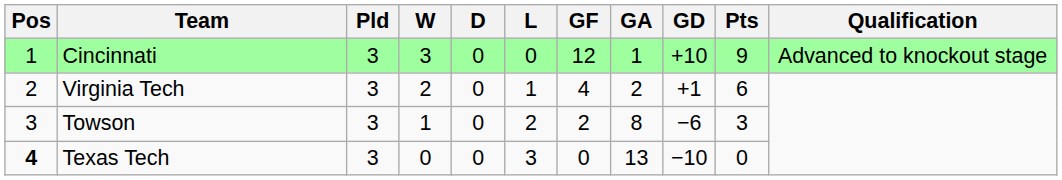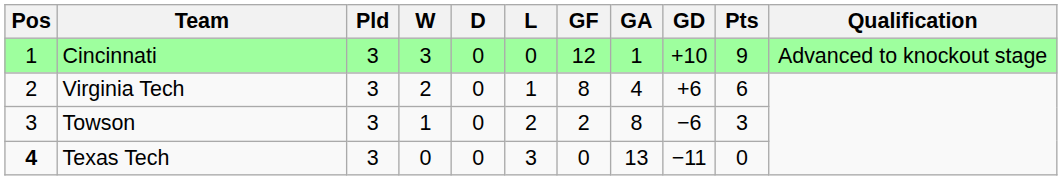(584, 89) 4 -> (584, 89) 8
(636, 89) 2 -> (636, 89) 4
(689, 89) +1 -> (689, 89) +6
(689, 157) −10 -> (689, 157) −11
